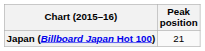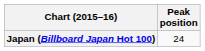(179, 38) 21 -> (179, 38) 24
